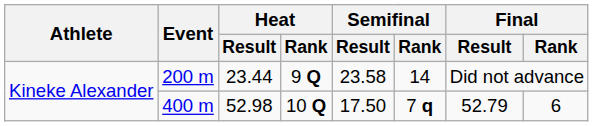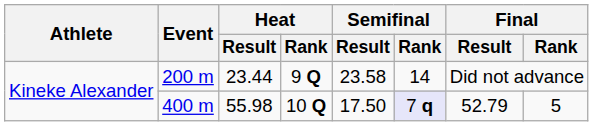(249, 106) 52.98 -> (249, 106) 55.98
(420, 106) no background -> (420, 106) lavender background
(556, 106) 6 -> (556, 106) 5
